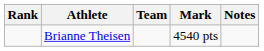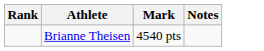- column: (152, 14)
